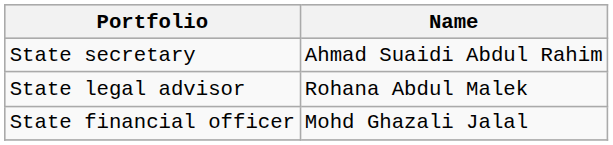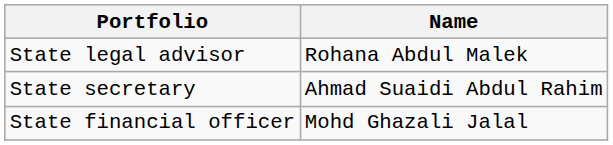rows swapped: (103, 55) <-> (128, 89)
